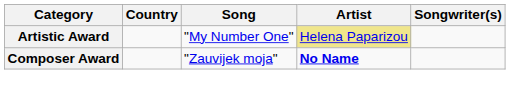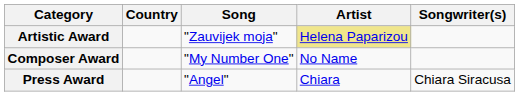(239, 36) "My Number One" -> (231, 36) "Zauvijek moja"
(231, 58) "Zauvijek moja" -> (239, 58) "My Number One"
(329, 58) bold -> (329, 58) normal
+ row: (63, 79)
